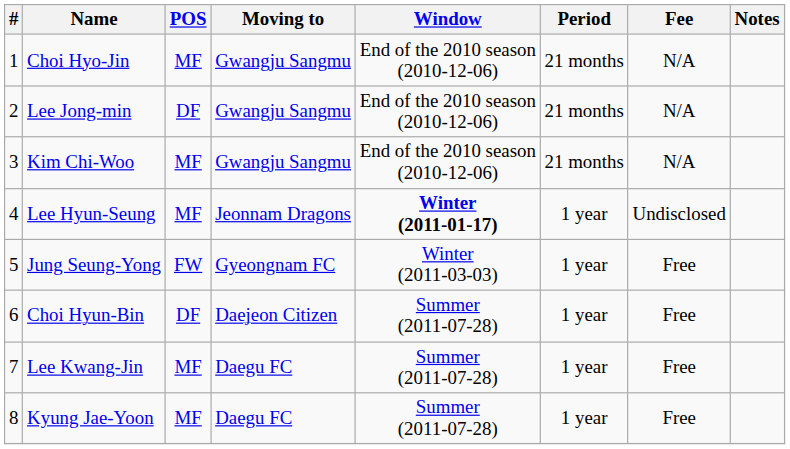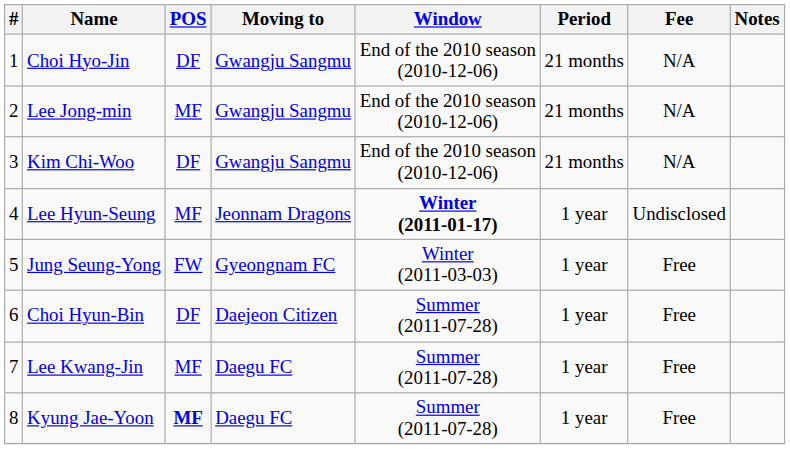(188, 60) MF -> (188, 60) DF
(188, 111) DF -> (188, 111) MF
(188, 162) MF -> (188, 162) DF
(188, 418) normal -> (188, 418) bold
